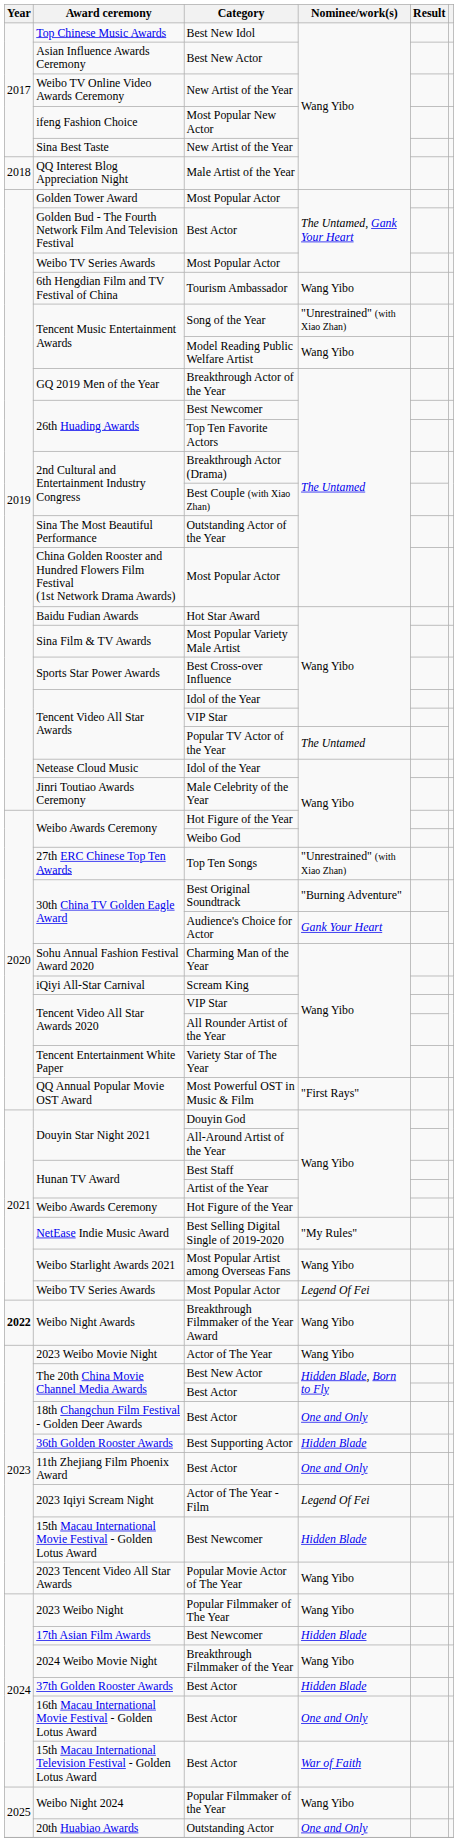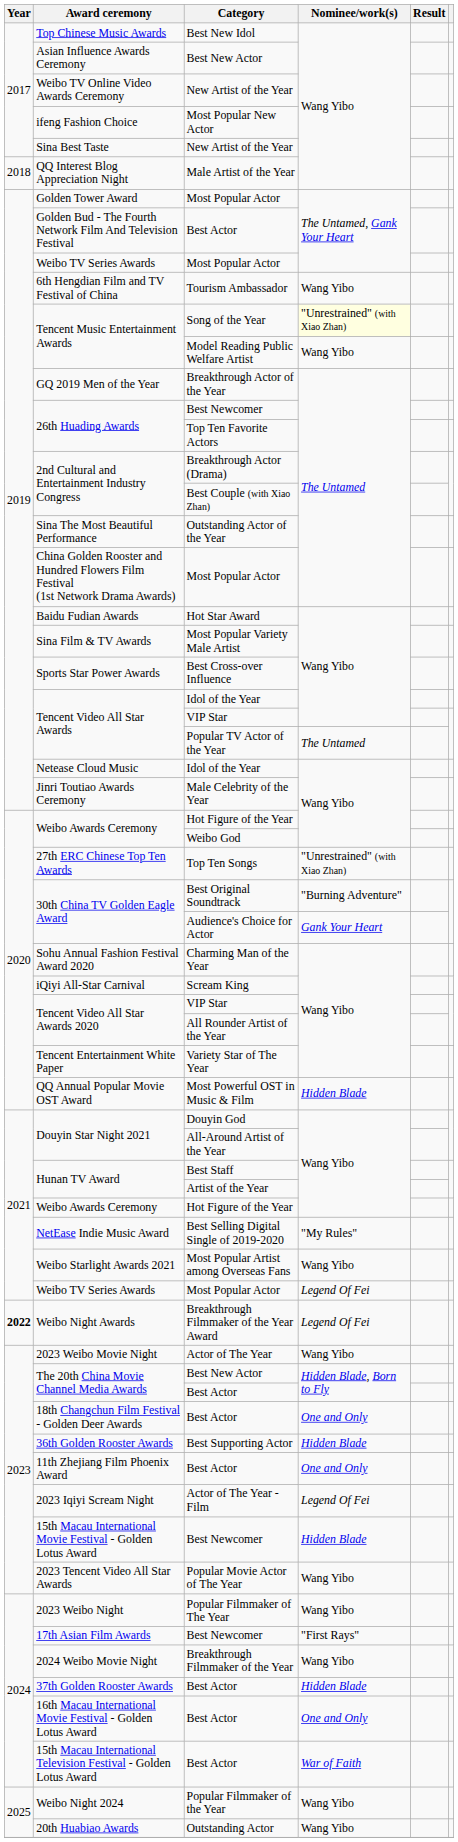(348, 320) no background -> (348, 320) lightyellow background
(330, 1093) "First Rays" -> (334, 1093) Hidden Blade
(328, 1322) Wang Yibo -> (335, 1322) Legend Of Fei
(334, 1635) Hidden Blade -> (330, 1635) "First Rays"
(334, 1828) One and Only -> (328, 1828) Wang Yibo
